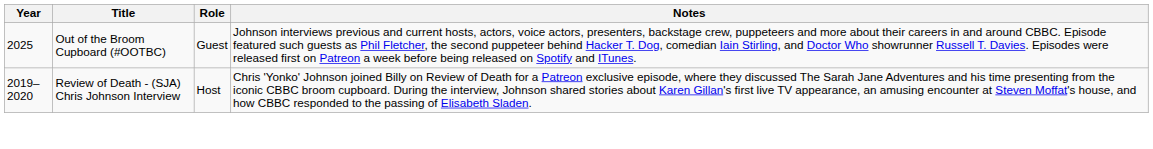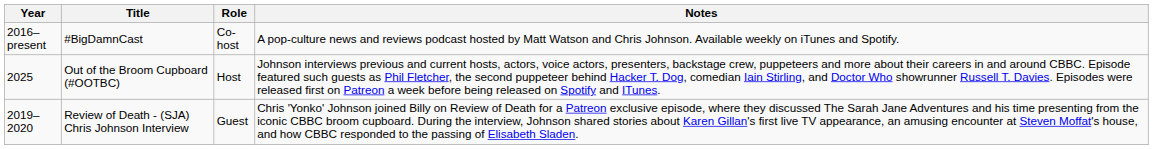+ row: (103, 38)
(212, 45) Guest -> (229, 77) Host
(209, 90) Host -> (232, 121) Guest
